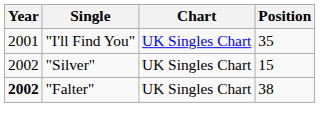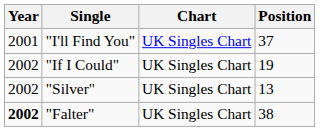(266, 41) 35 -> (266, 41) 37
+ row: (82, 65)
(266, 65) 15 -> (266, 89) 13
